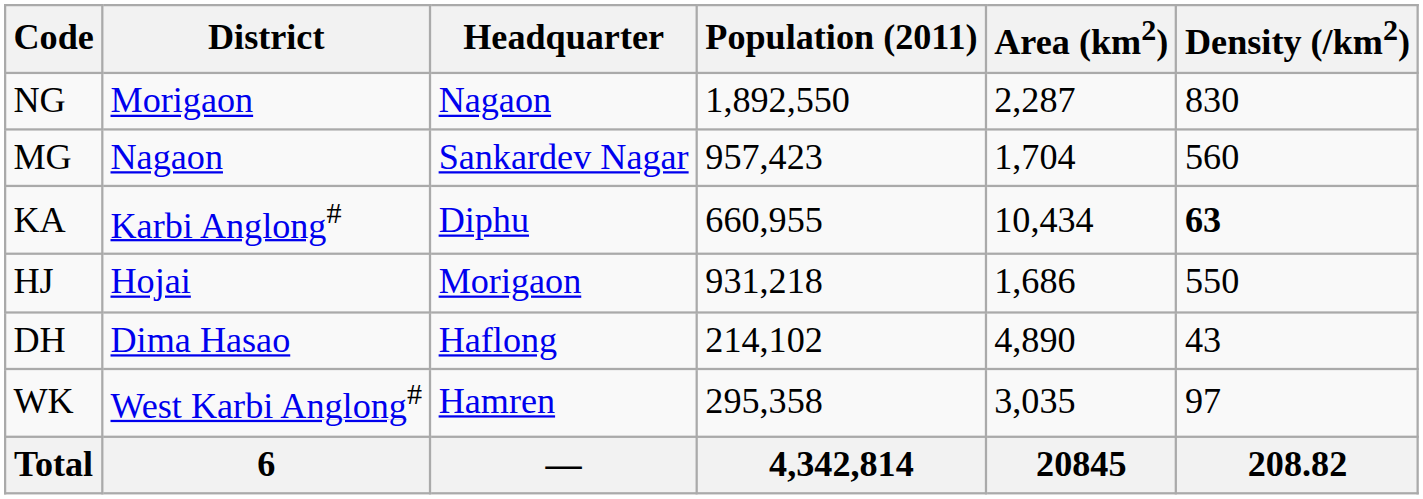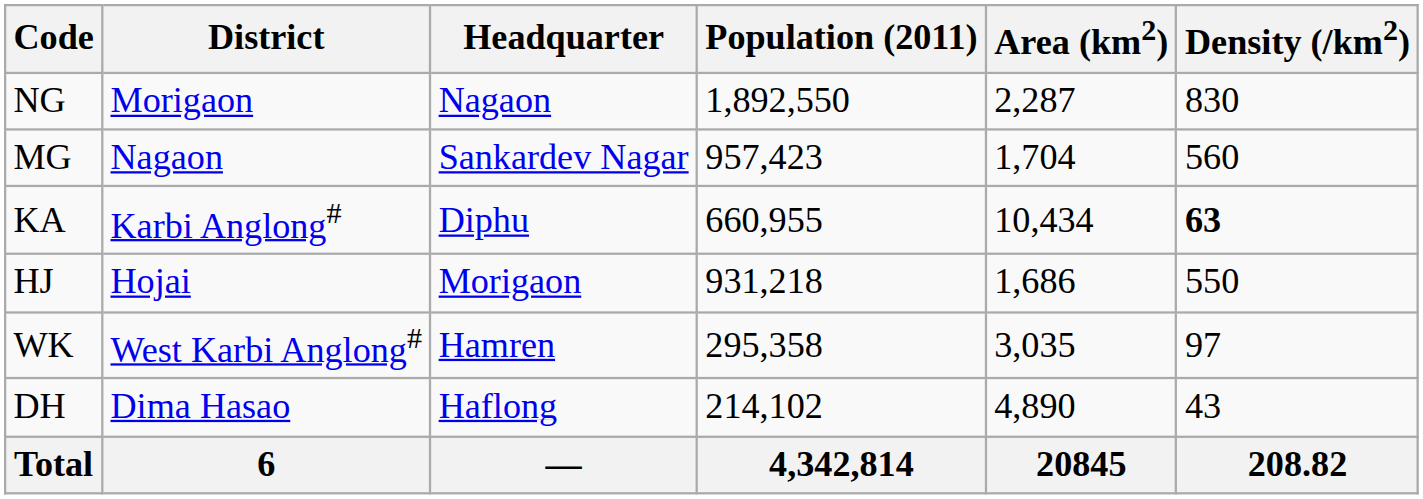rows swapped: (40, 339) <-> (44, 401)
